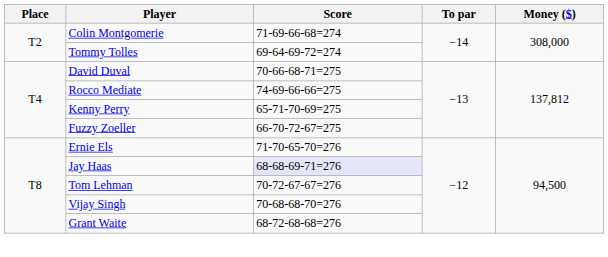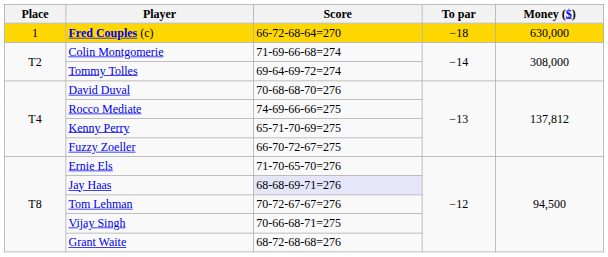+ row: (111, 33)
(299, 71) 70-66-68-71=275 -> (299, 90) 70-68-68-70=276
(299, 204) 70-68-68-70=276 -> (299, 223) 70-66-68-71=275
